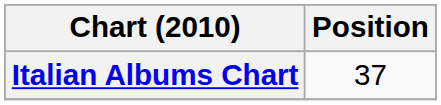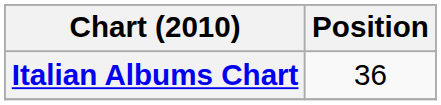(370, 74) 37 -> (370, 74) 36
